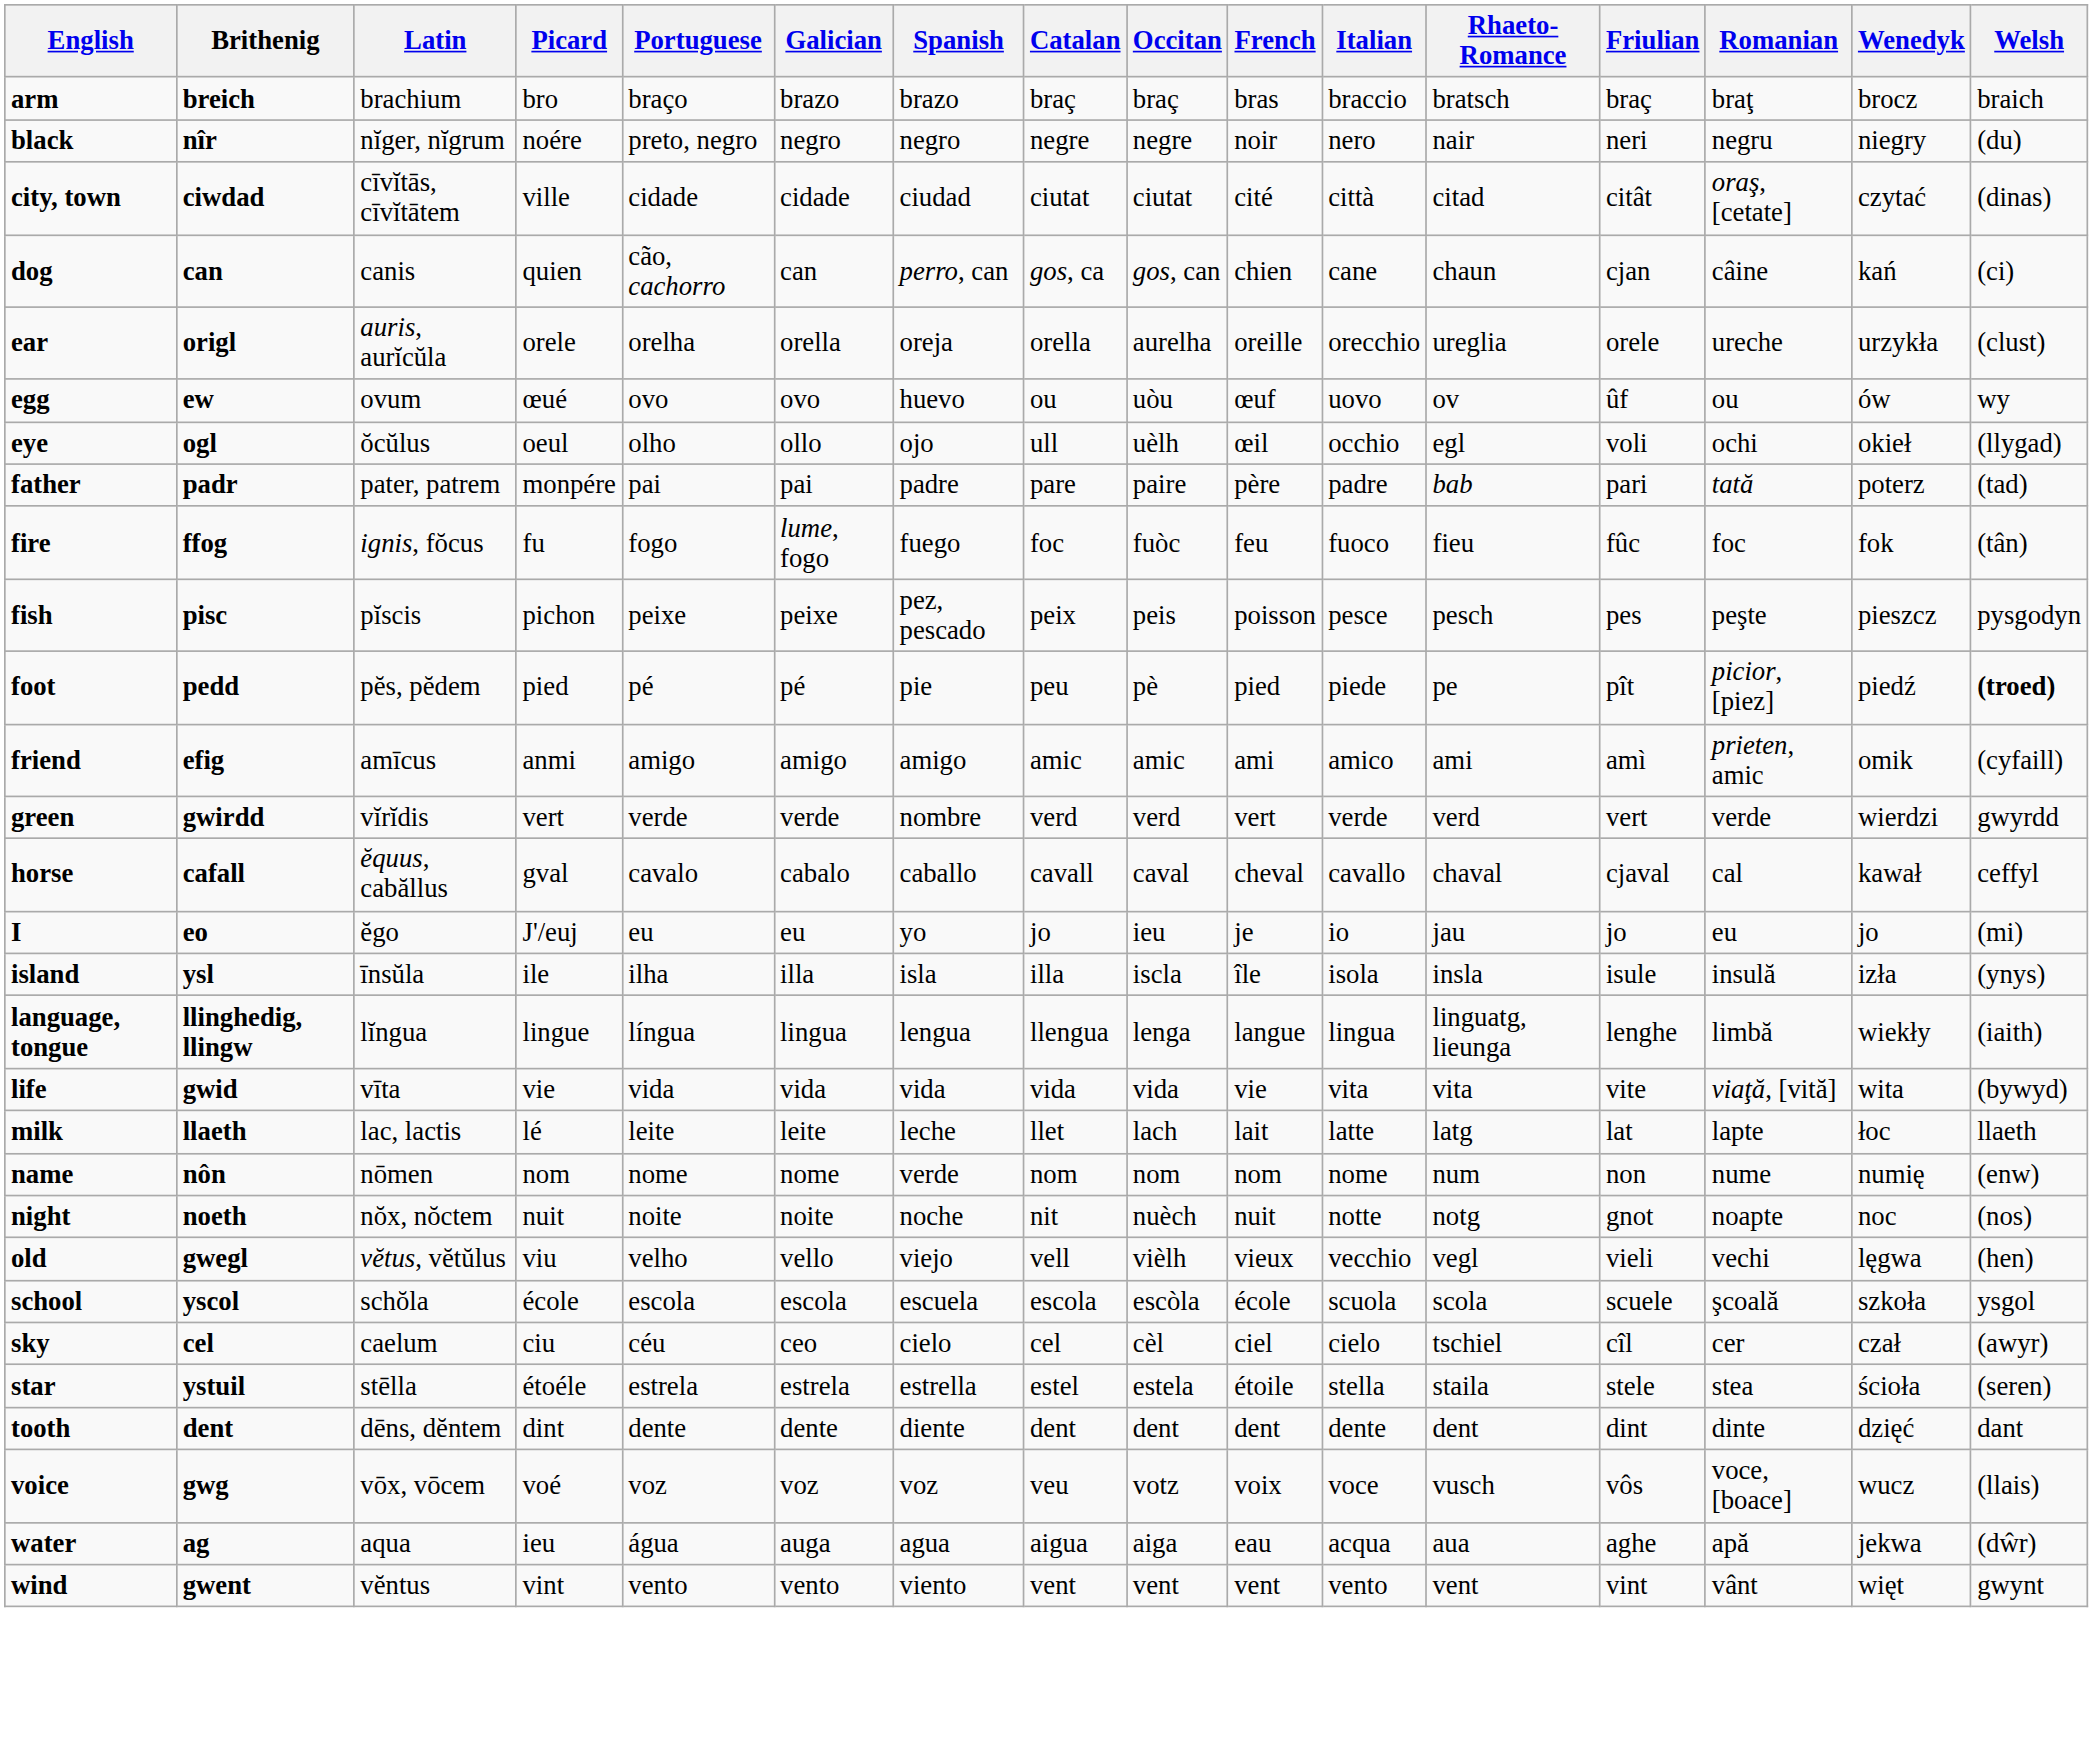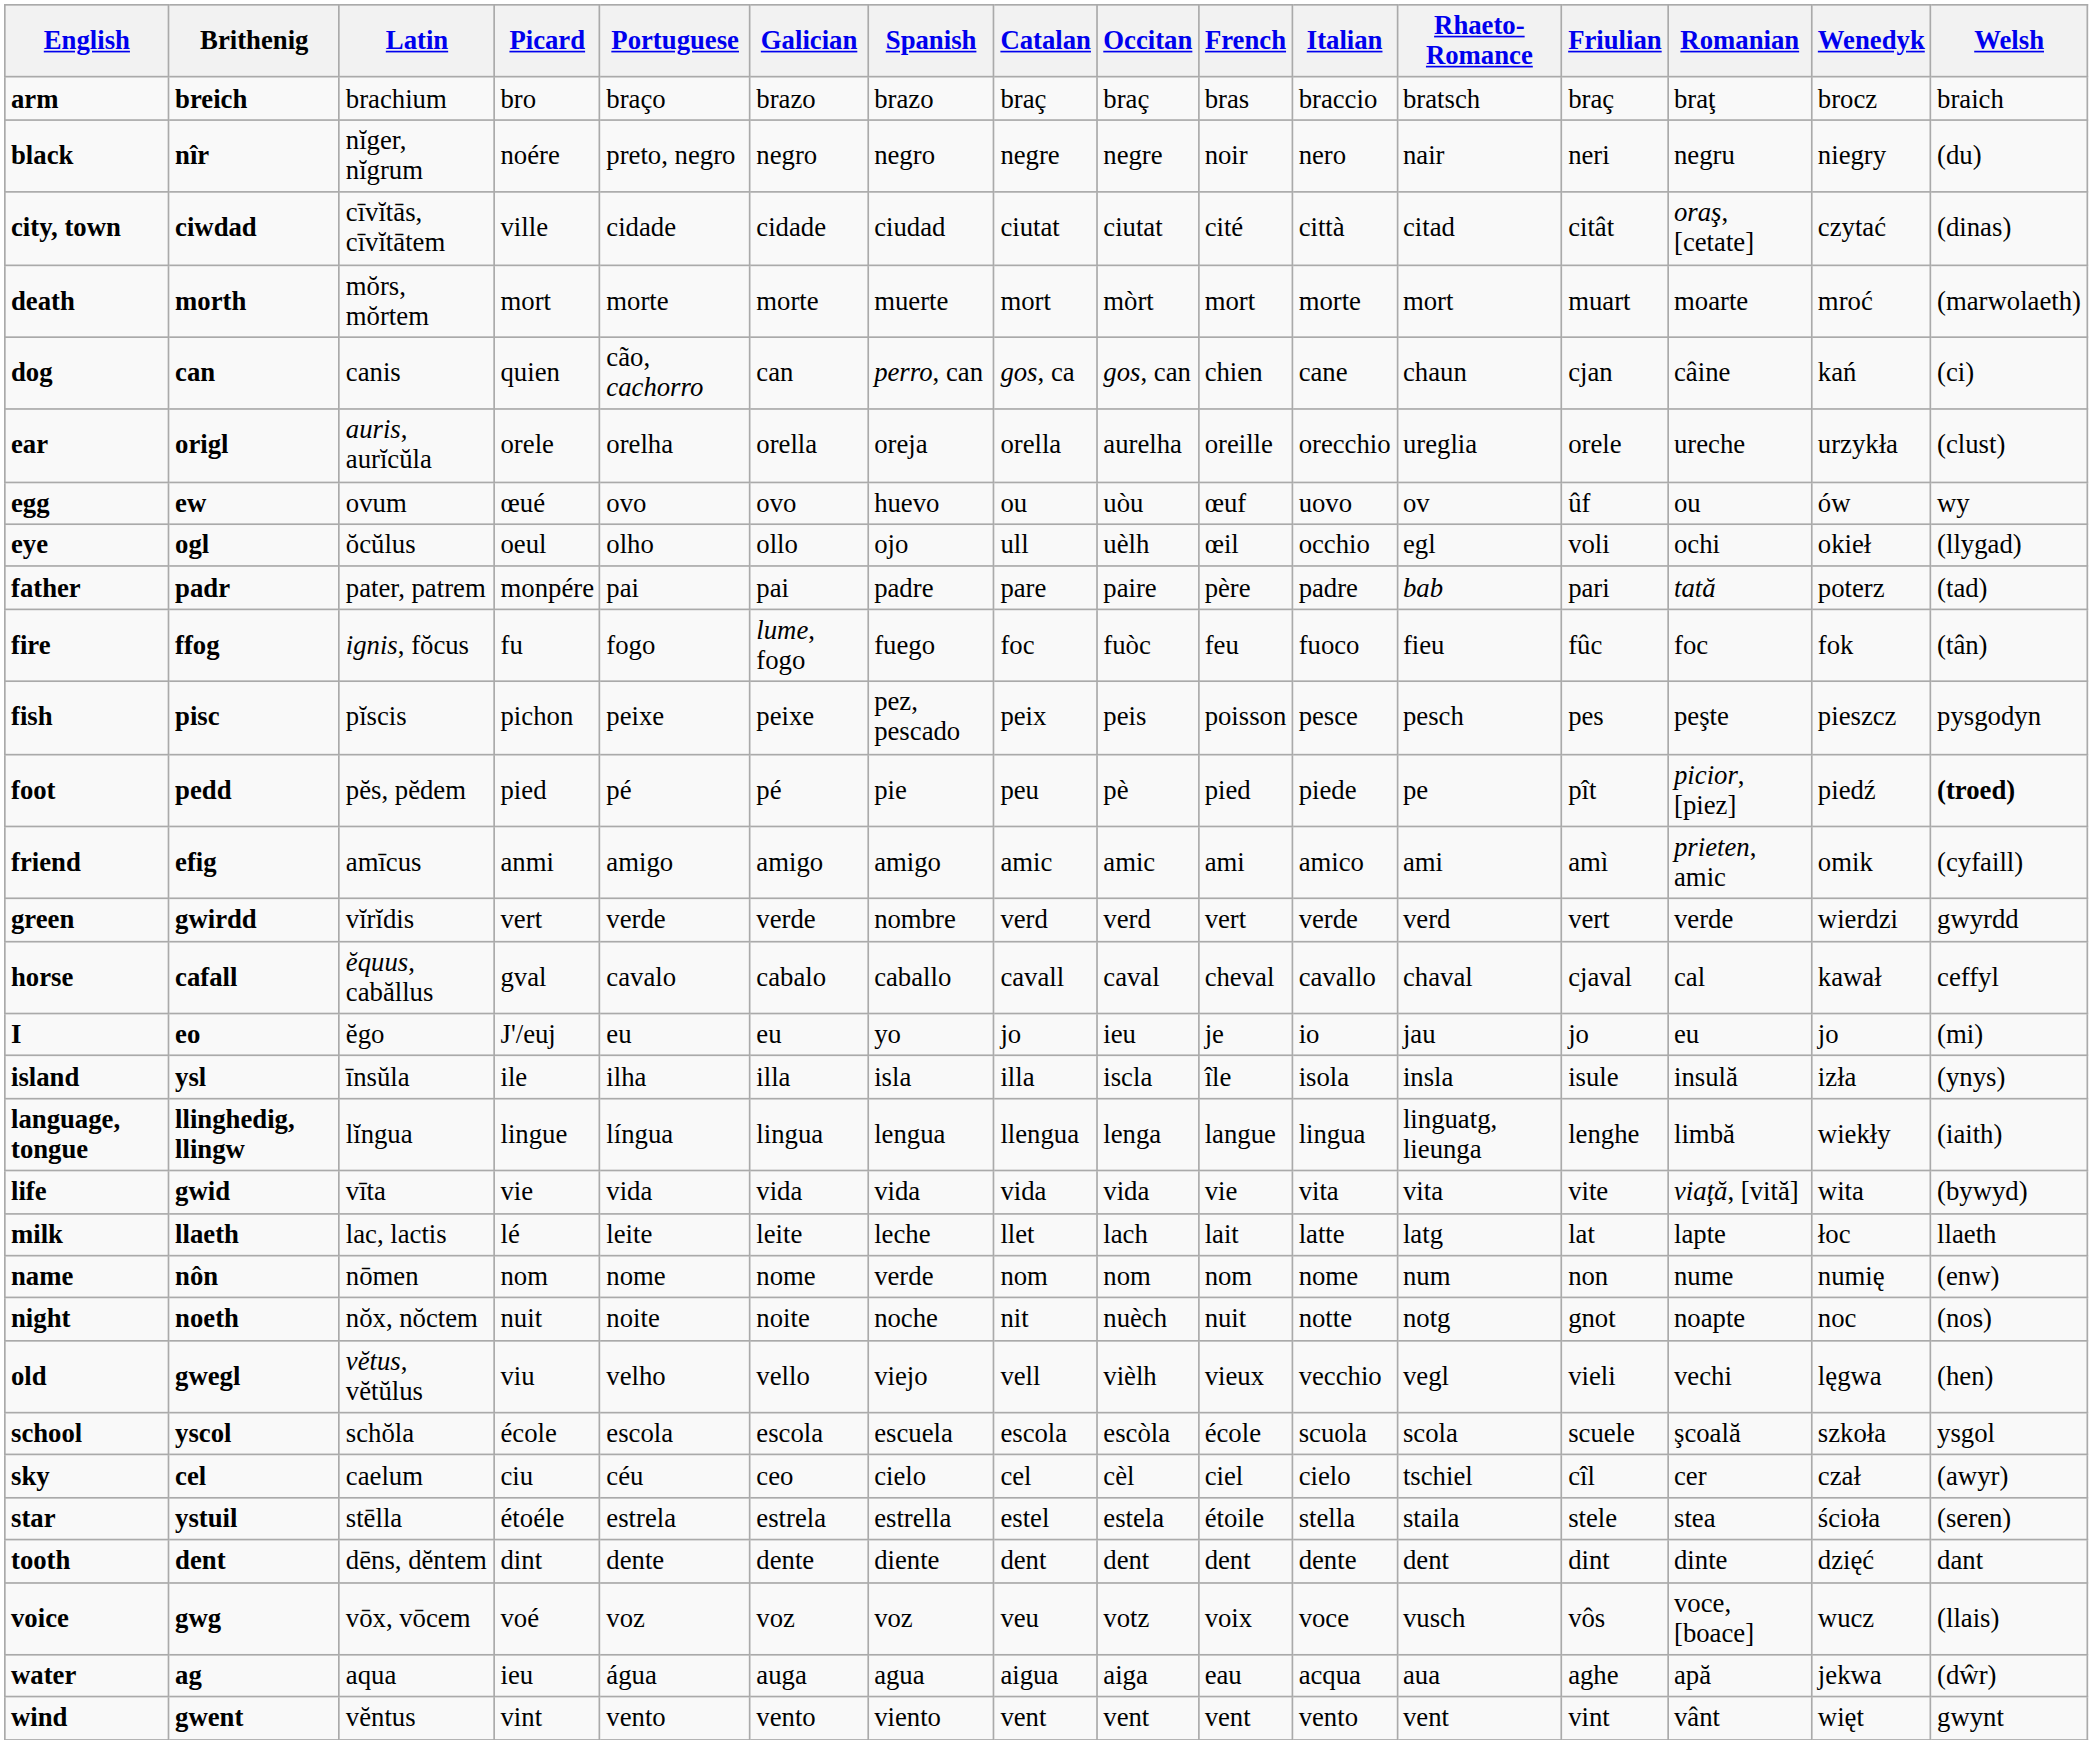+ row: (43, 300)
